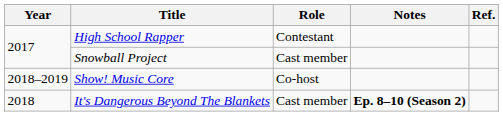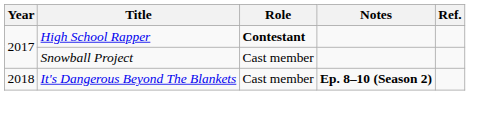(305, 36) normal -> (274, 36) bold
- row: (124, 79)
